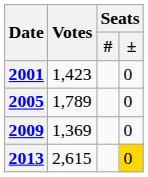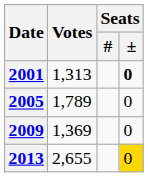(72, 74) 1,423 -> (72, 74) 1,313
(128, 74) normal -> (128, 74) bold
(72, 158) 2,615 -> (72, 158) 2,655
